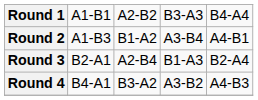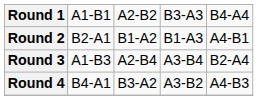(91, 38) A1-B3 -> (91, 38) B2-A1
(183, 38) A3-B4 -> (183, 38) B1-A3
(91, 60) B2-A1 -> (91, 60) A1-B3
(183, 60) B1-A3 -> (183, 60) A3-B4
